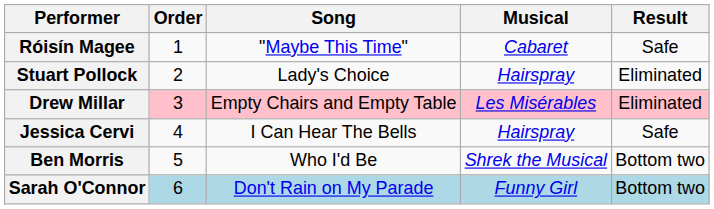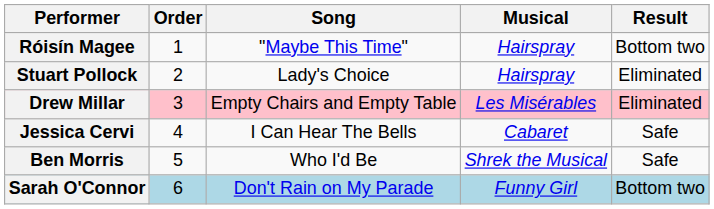(536, 47) Cabaret -> (536, 47) Hairspray
(660, 47) Safe -> (660, 47) Bottom two
(536, 132) Hairspray -> (536, 132) Cabaret
(660, 160) Bottom two -> (660, 160) Safe
